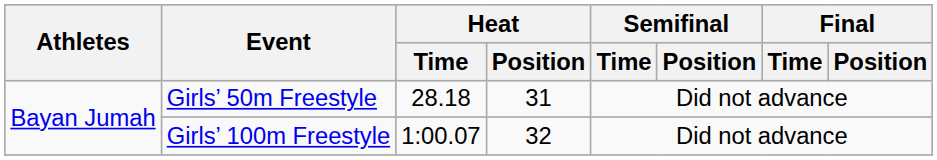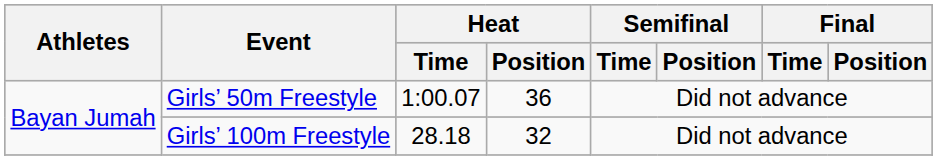(441, 99) 28.18 -> (441, 99) 1:00.07
(539, 99) 31 -> (539, 99) 36
(441, 137) 1:00.07 -> (441, 137) 28.18
